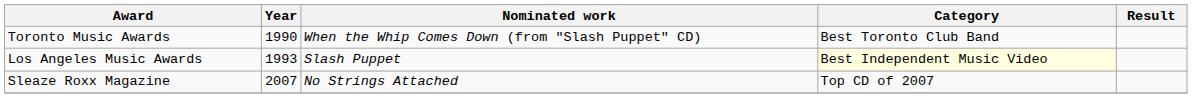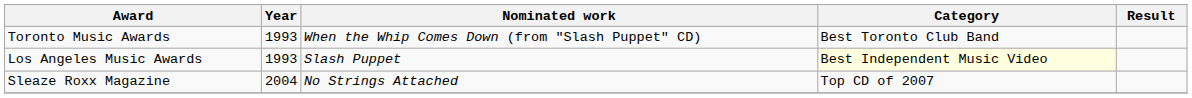(281, 38) 1990 -> (281, 38) 1993
(281, 82) 2007 -> (281, 82) 2004
